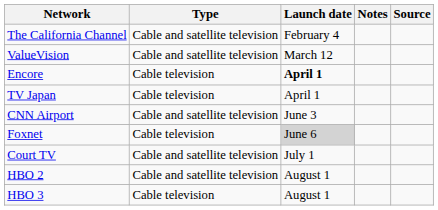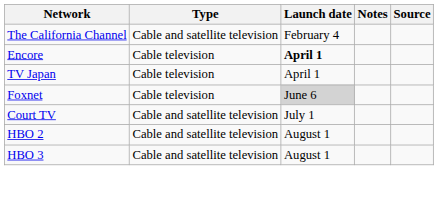- row: (38, 54)
- row: (40, 114)
(173, 194) Cable television -> (205, 154) Cable and satellite television
